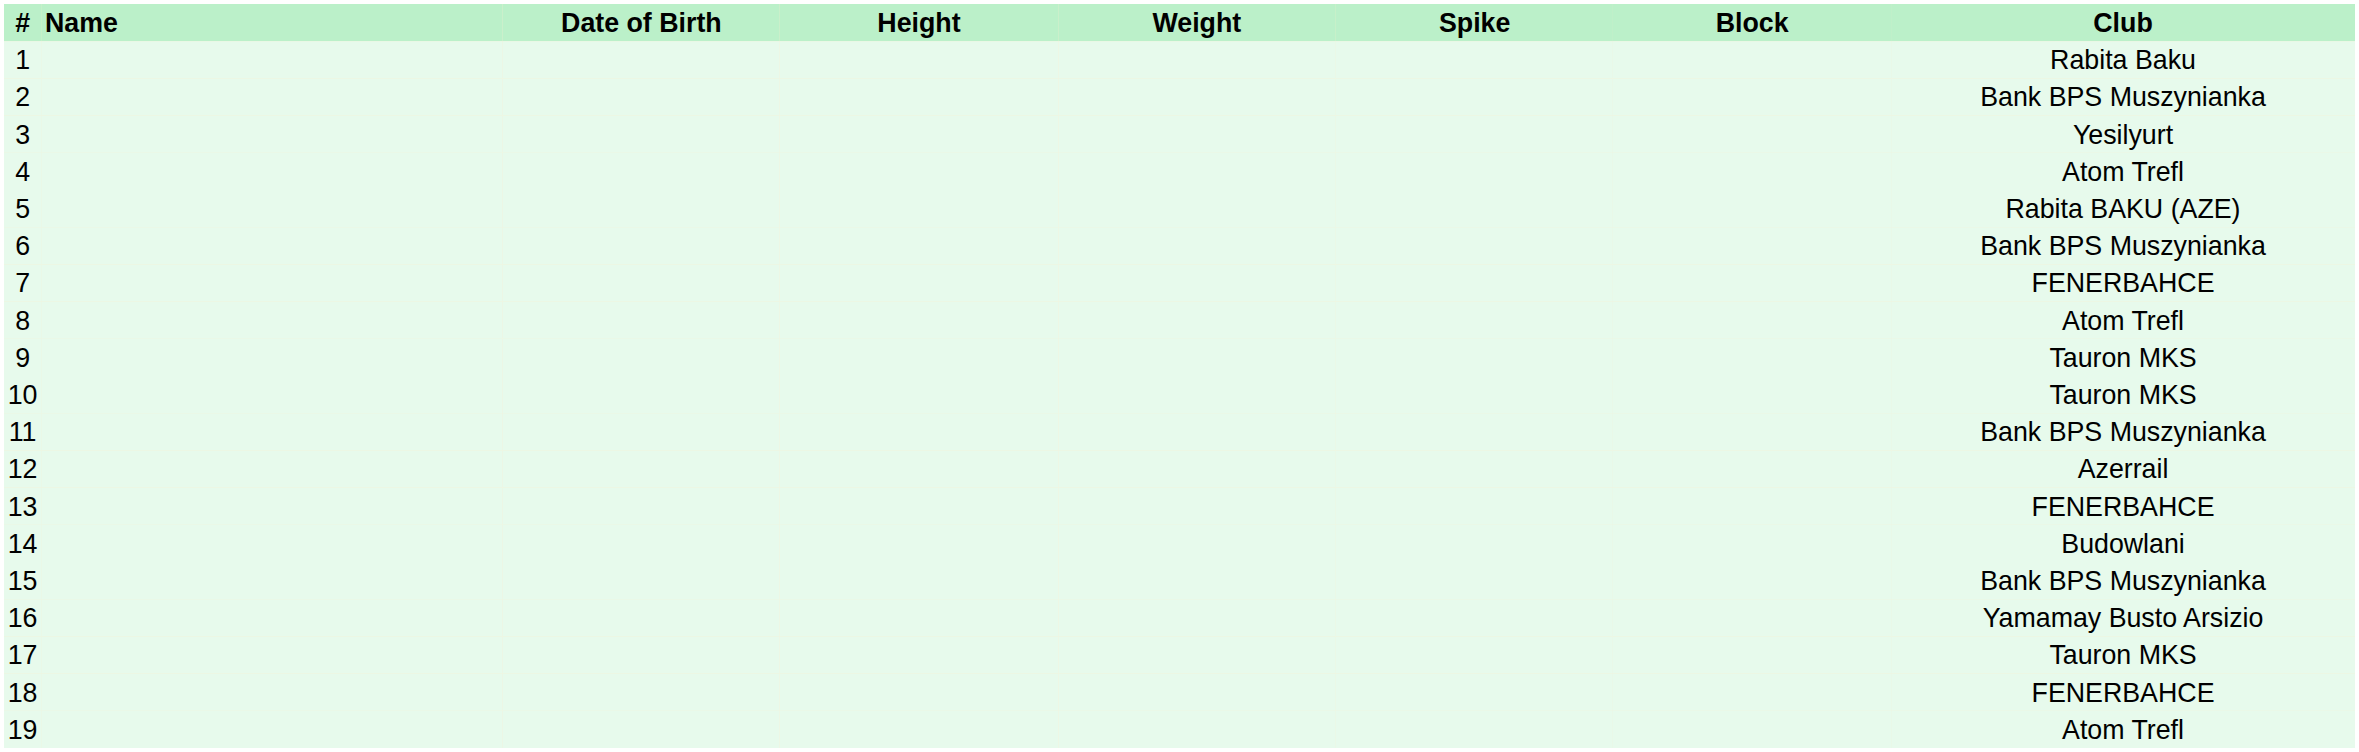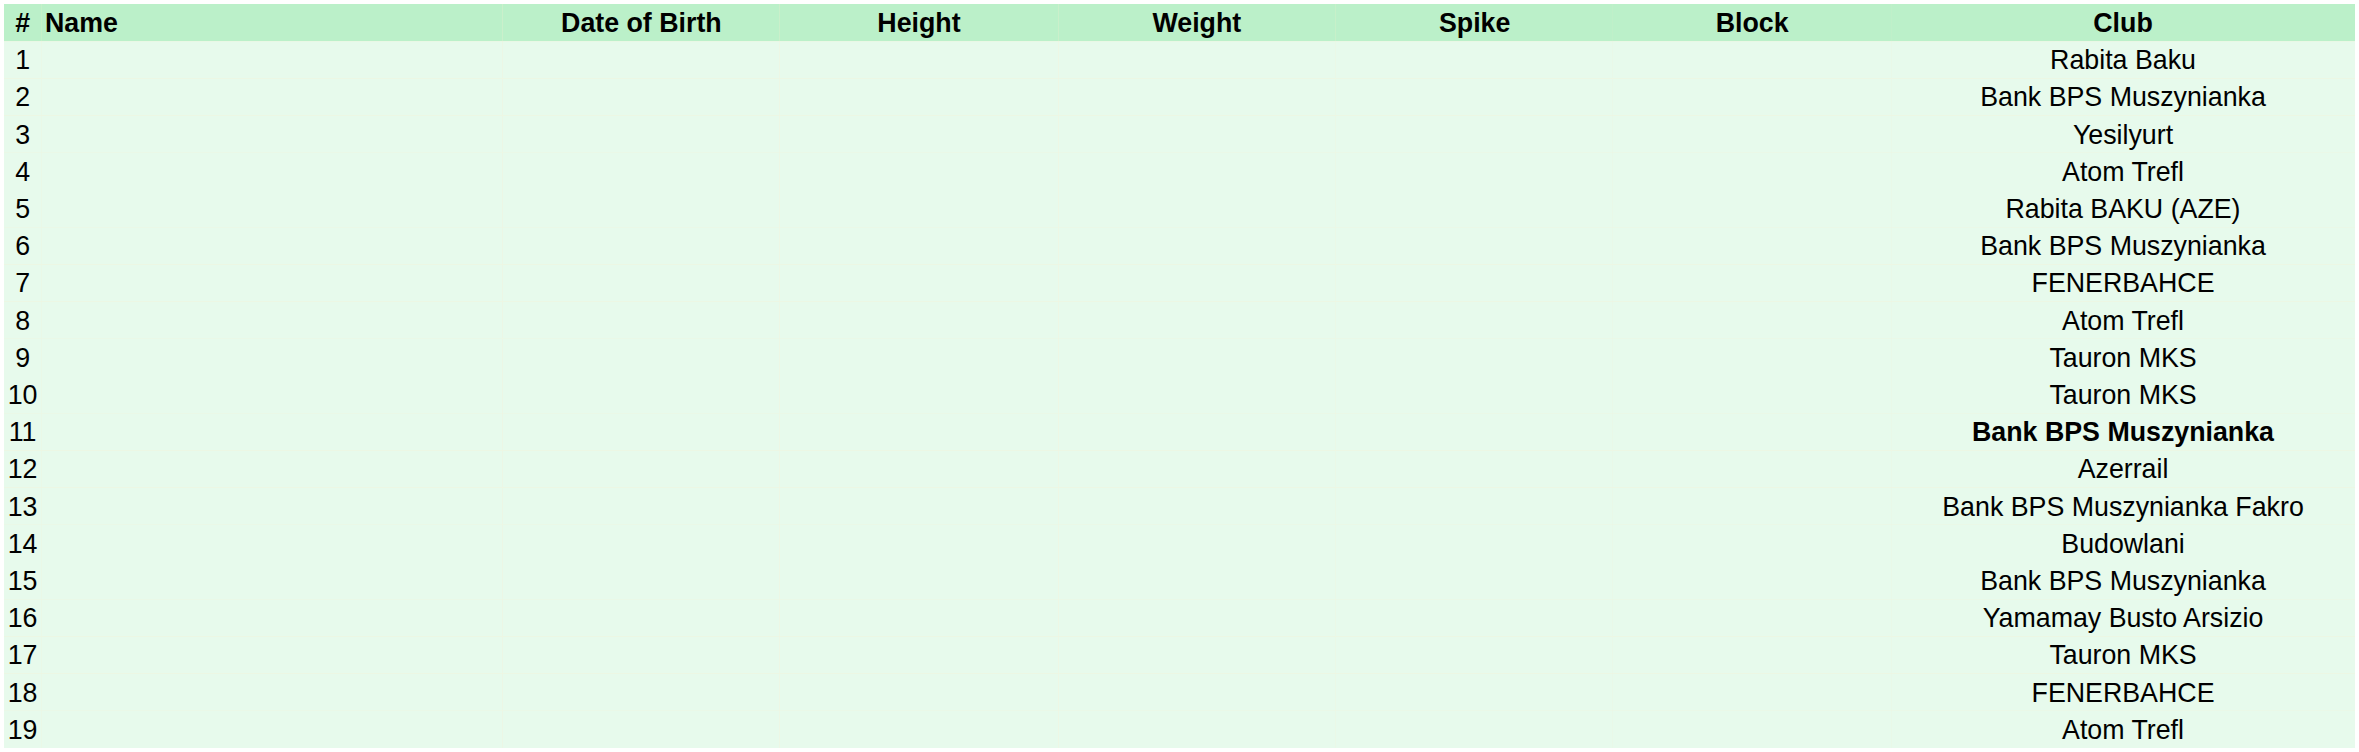(2123, 432) normal -> (2123, 432) bold
(2123, 506) FENERBAHCE -> (2123, 506) Bank BPS Muszynianka Fakro
